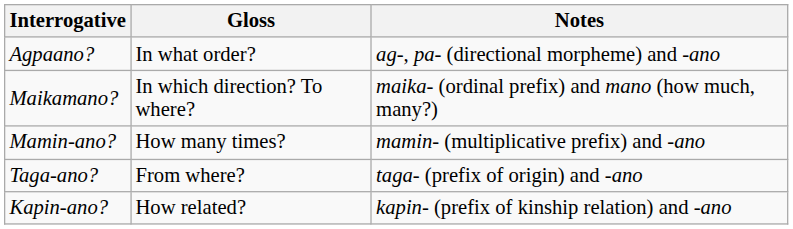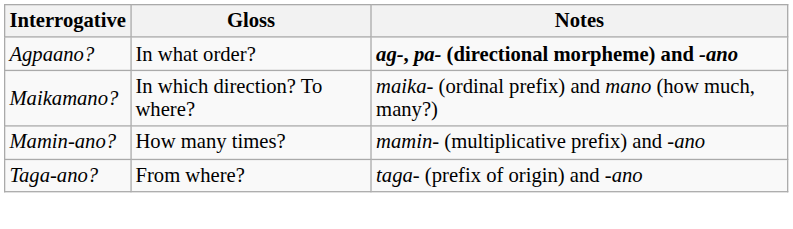(548, 53) normal -> (557, 53) bold
- row: (59, 207)
